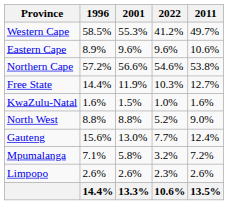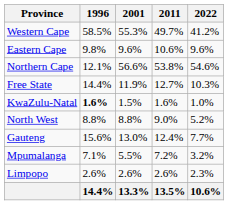columns swapped: (206, 13) <-> (170, 13)
(94, 49) 8.9% -> (94, 49) 9.8%
(97, 66) 57.2% -> (97, 66) 12.1%
(94, 102) normal -> (95, 102) bold
(130, 155) 5.8% -> (130, 155) 5.5%
